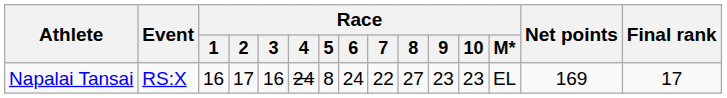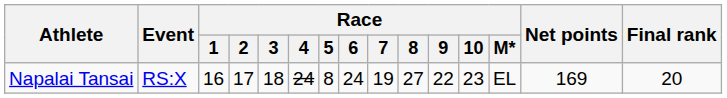(274, 78) 16 -> (274, 78) 18
(383, 78) 22 -> (383, 78) 19
(443, 78) 23 -> (443, 78) 22
(672, 78) 17 -> (672, 78) 20
